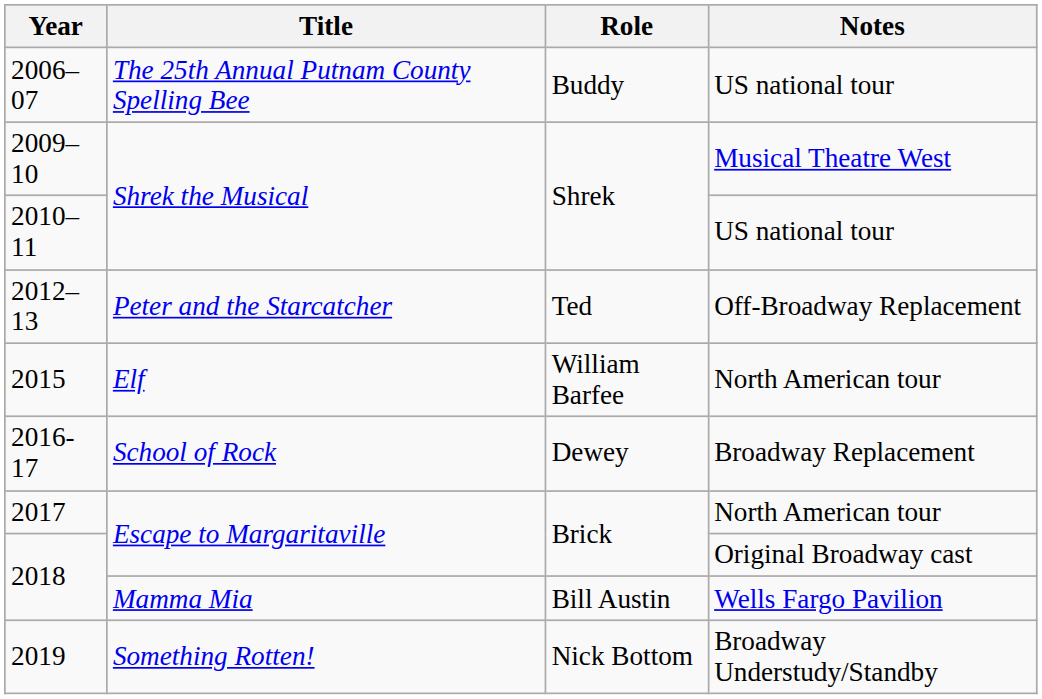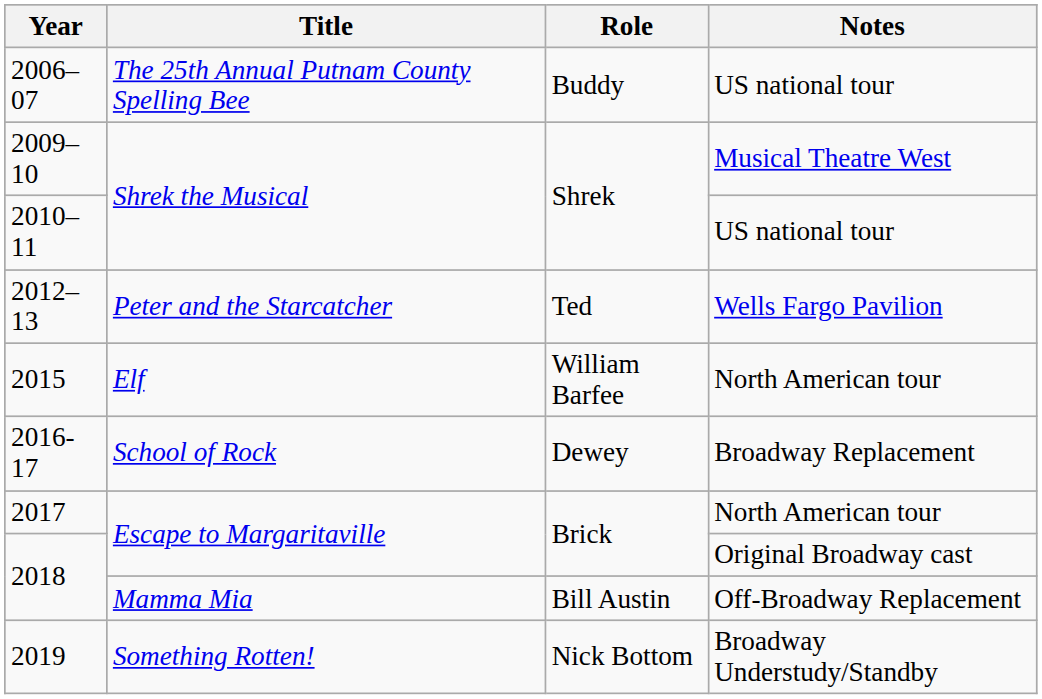(868, 305) Off-Broadway Replacement -> (828, 305) Wells Fargo Pavilion
(828, 597) Wells Fargo Pavilion -> (868, 597) Off-Broadway Replacement
